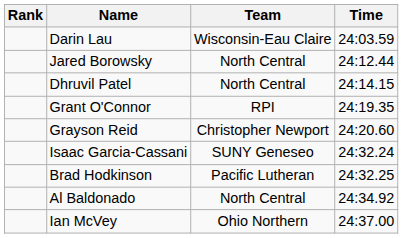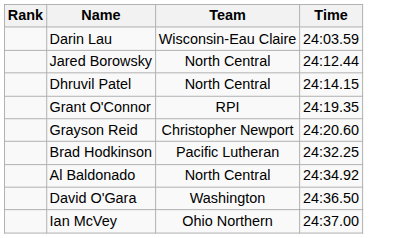- row: (118, 152)
+ row: (93, 198)
